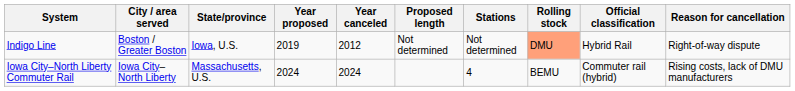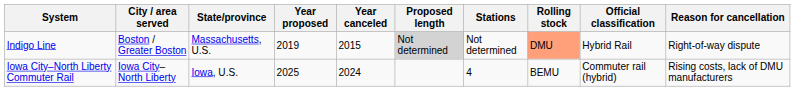(215, 45) Iowa, U.S. -> (226, 45) Massachusetts, U.S.
(350, 45) 2012 -> (350, 45) 2015
(423, 45) no background -> (423, 45) lightgrey background
(226, 72) Massachusetts, U.S. -> (215, 72) Iowa, U.S.
(288, 72) 2024 -> (288, 72) 2025
